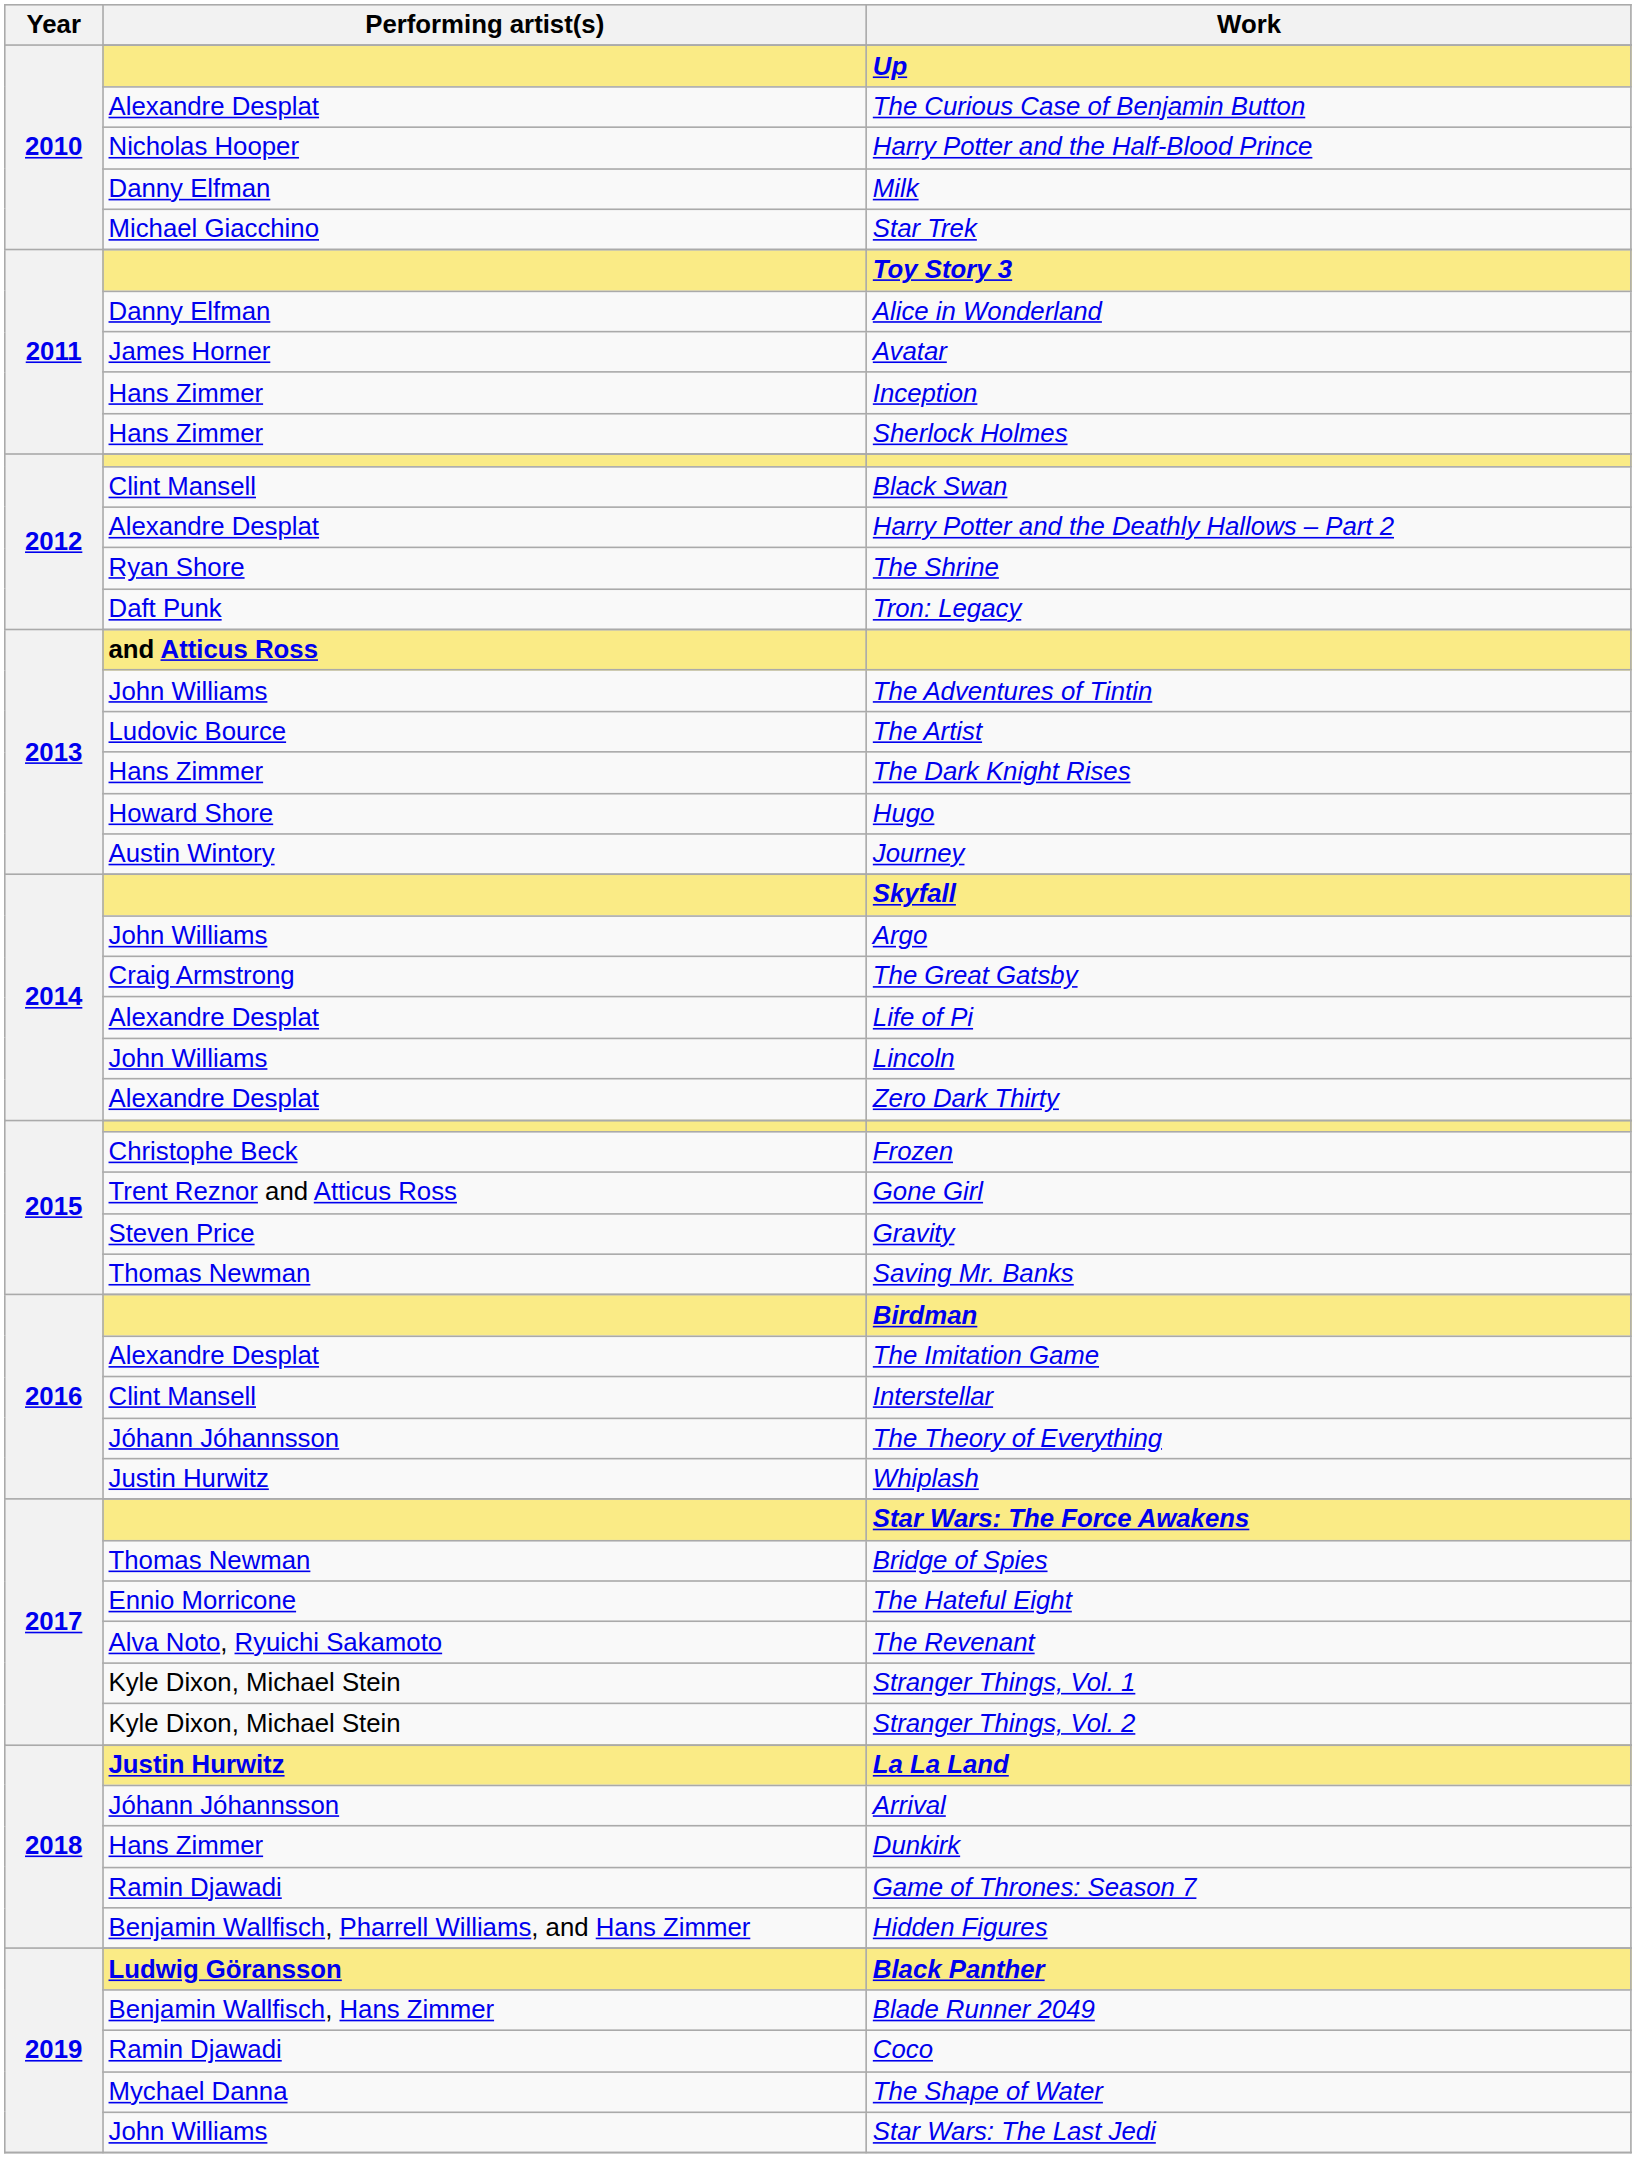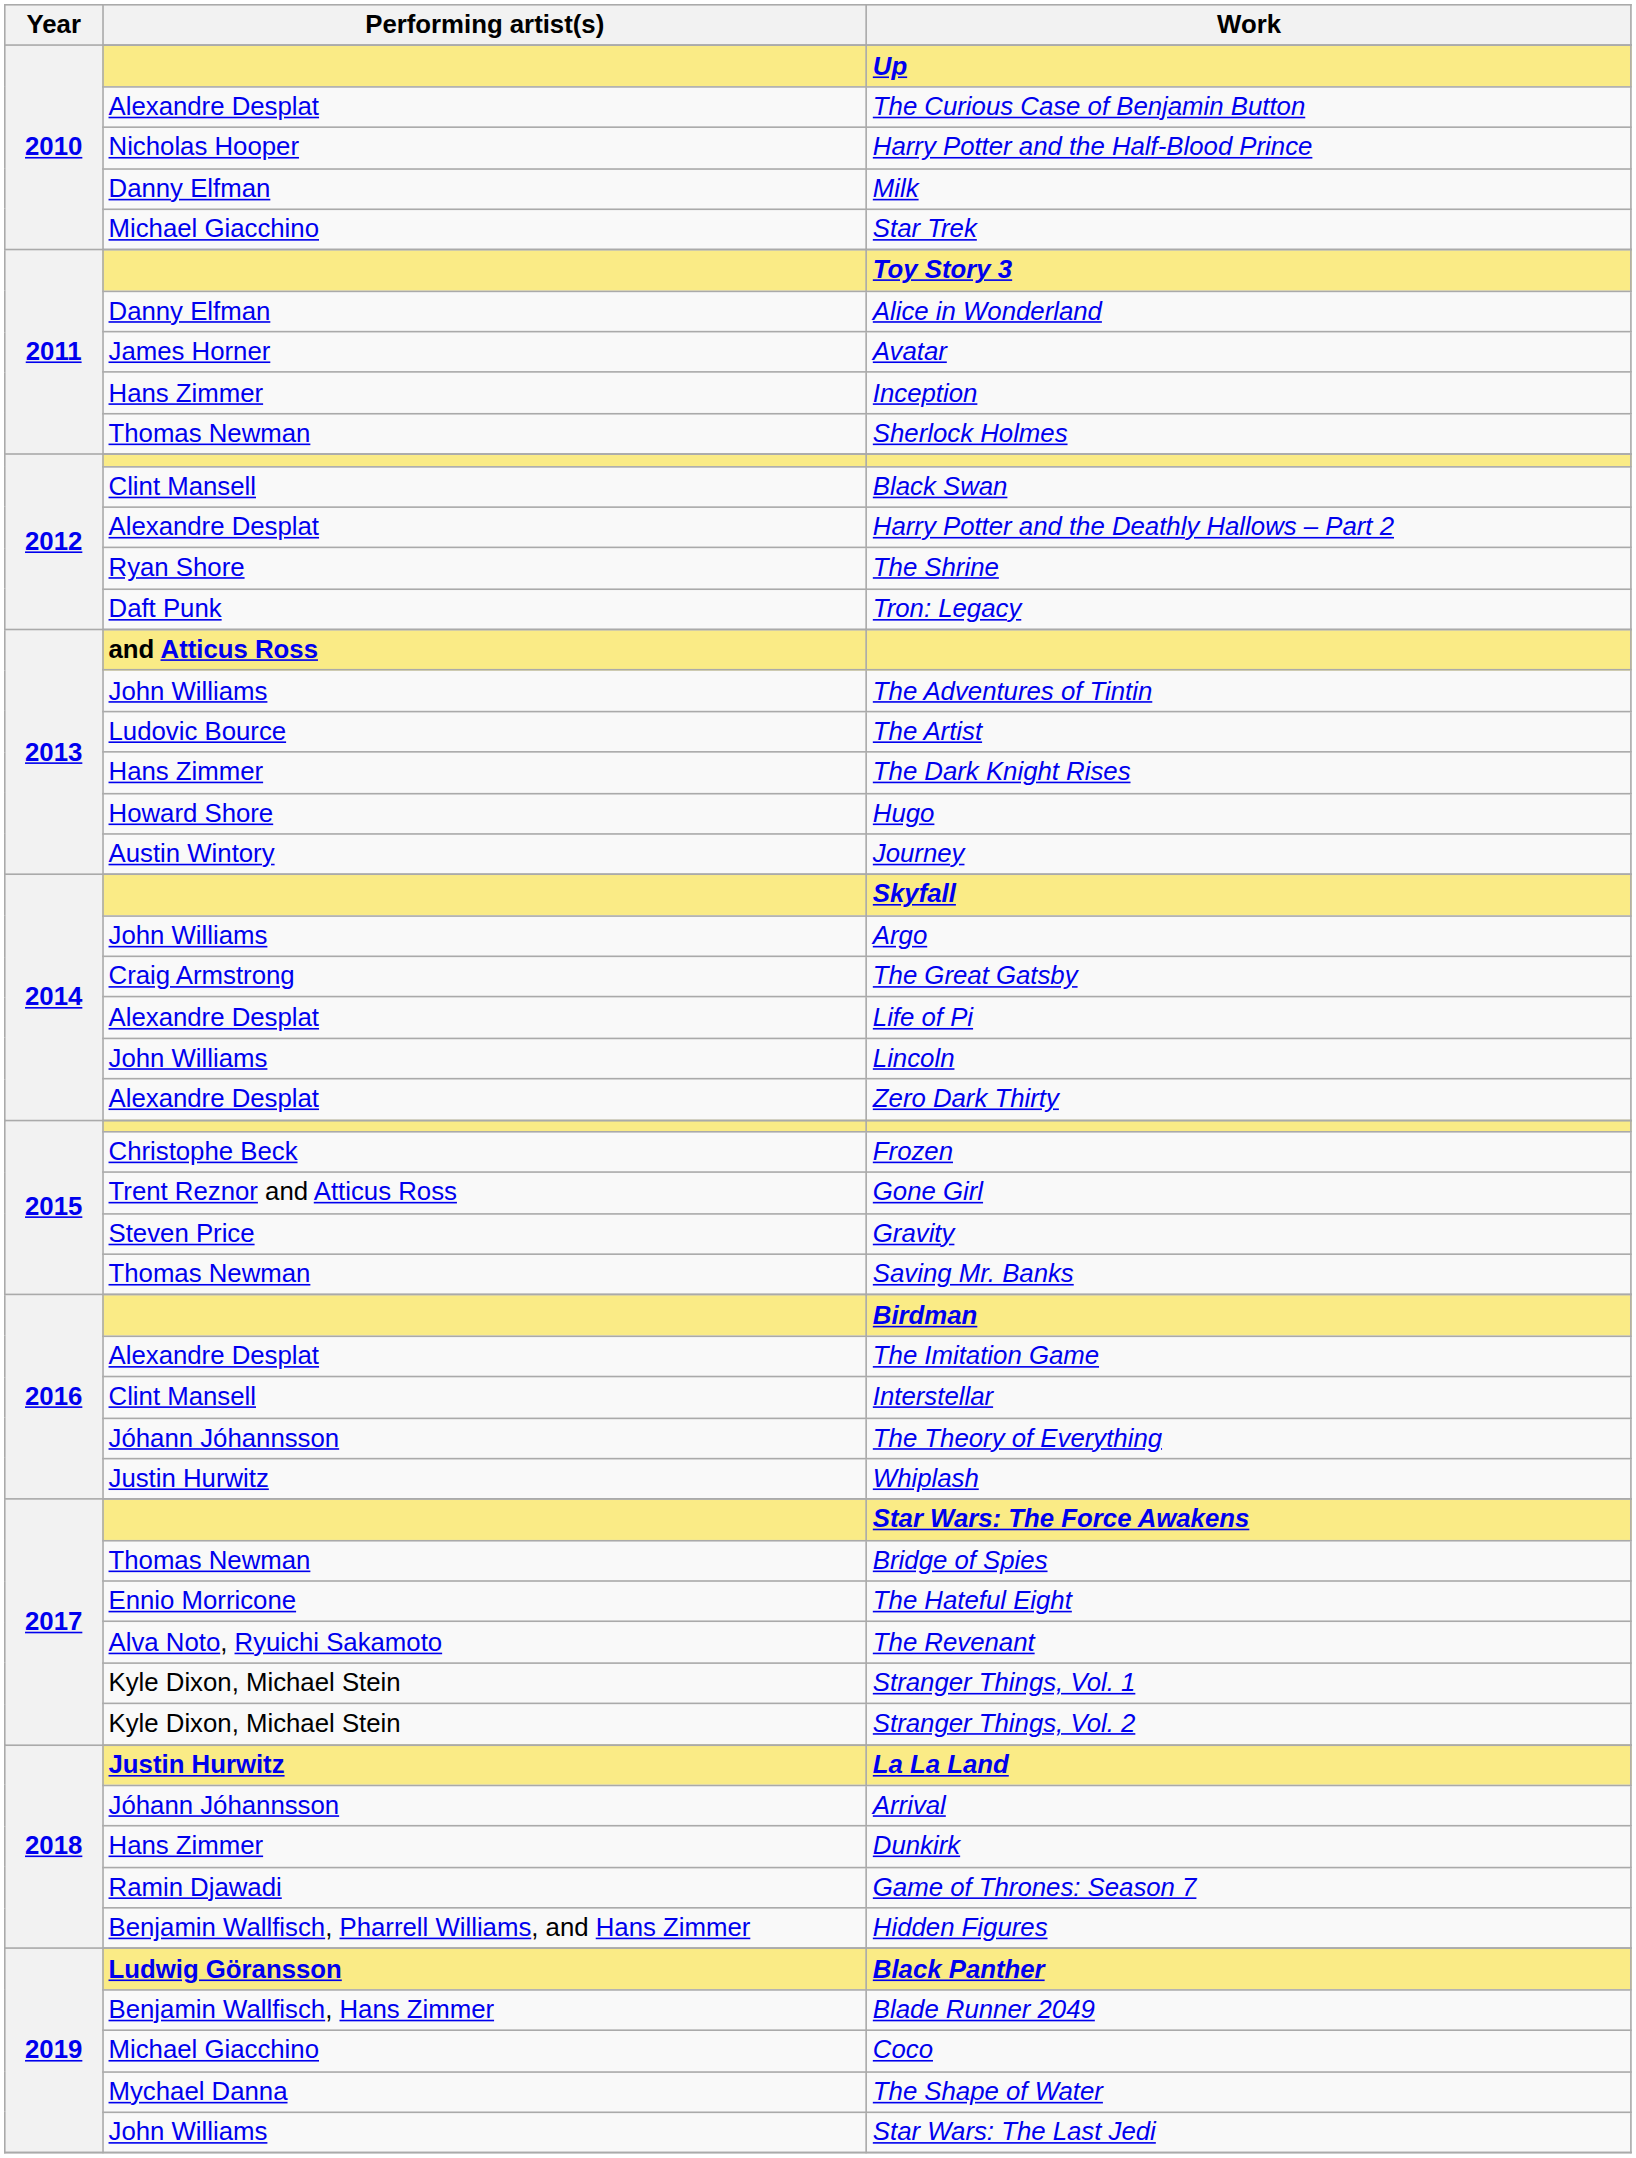(186, 433) Hans Zimmer -> (209, 433) Thomas Newman
(195, 2050) Ramin Djawadi -> (214, 2050) Michael Giacchino
